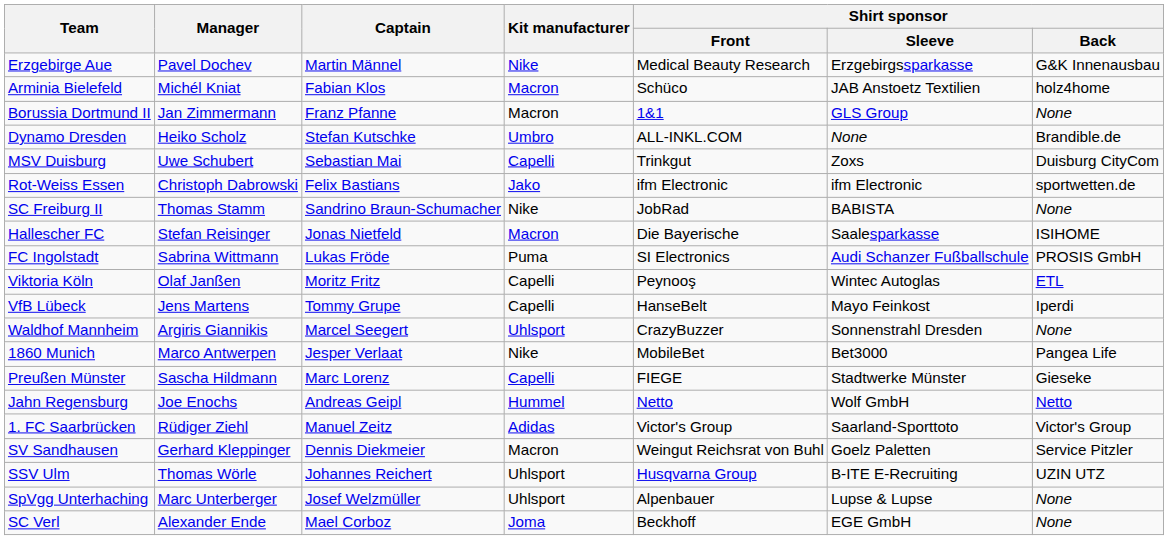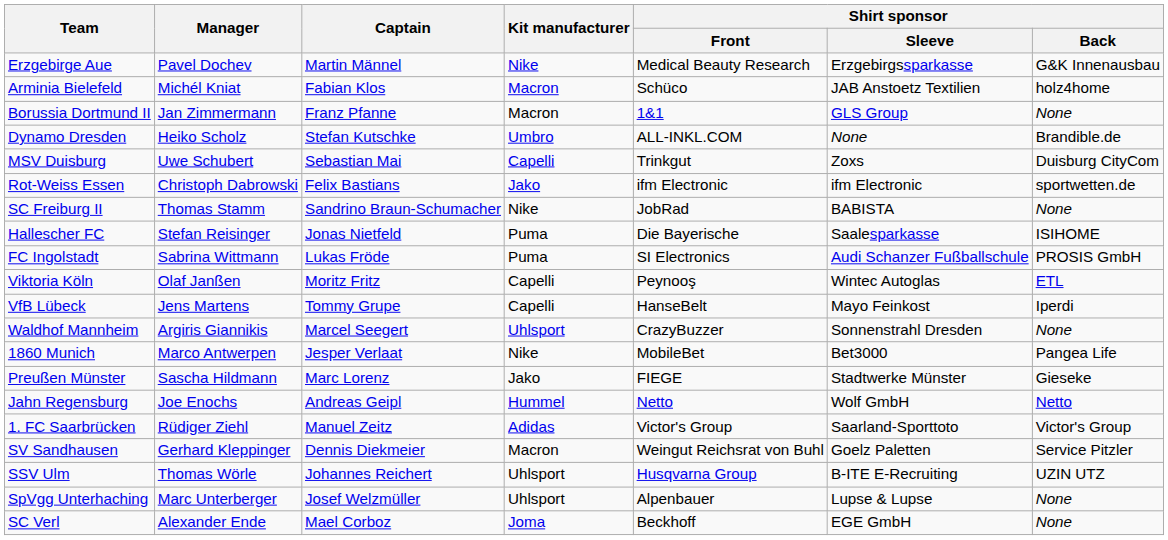(533, 233) Macron -> (528, 233) Puma
(531, 378) Capelli -> (524, 378) Jako
